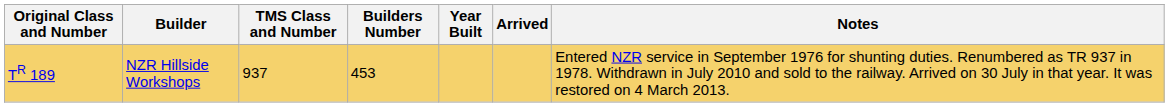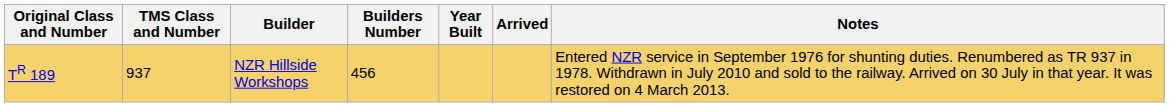columns swapped: (293, 24) <-> (181, 24)
(363, 73) 453 -> (363, 73) 456
